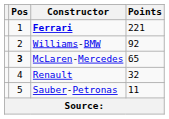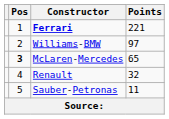(134, 44) 92 -> (134, 44) 97
